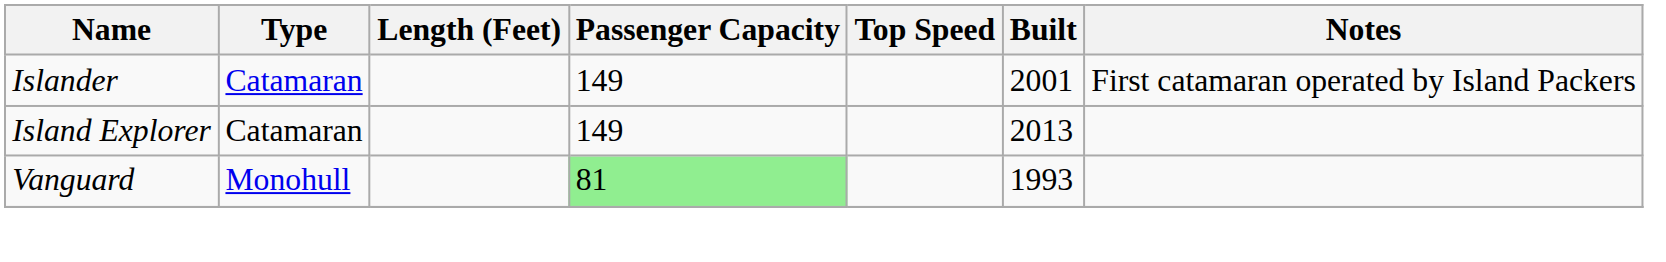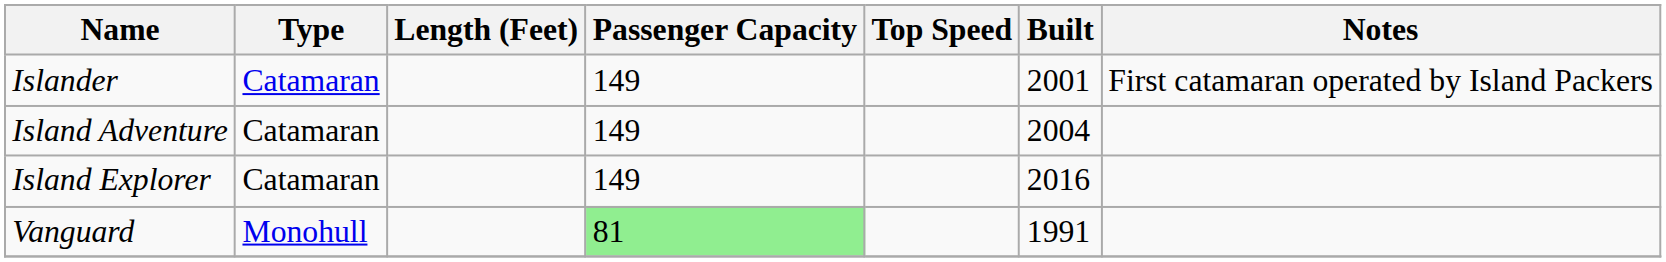+ row: (120, 130)
(1041, 130) 2013 -> (1058, 180) 2016
(1041, 180) 1993 -> (1058, 230) 1991
